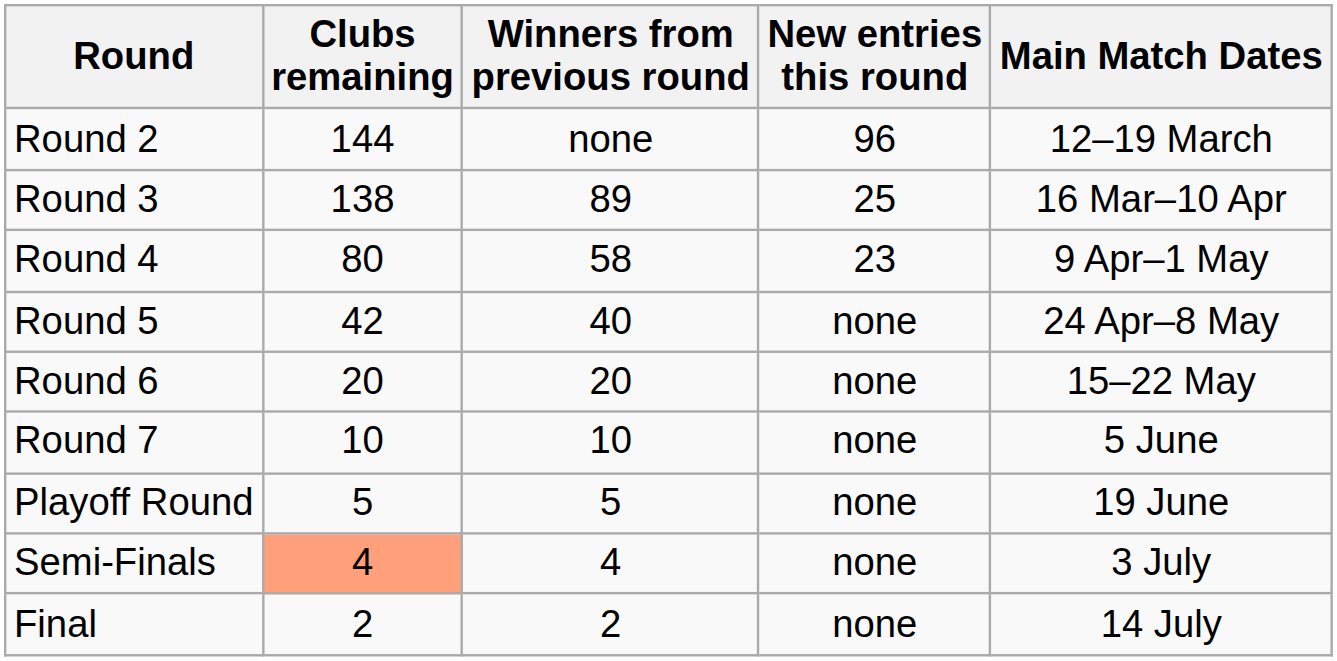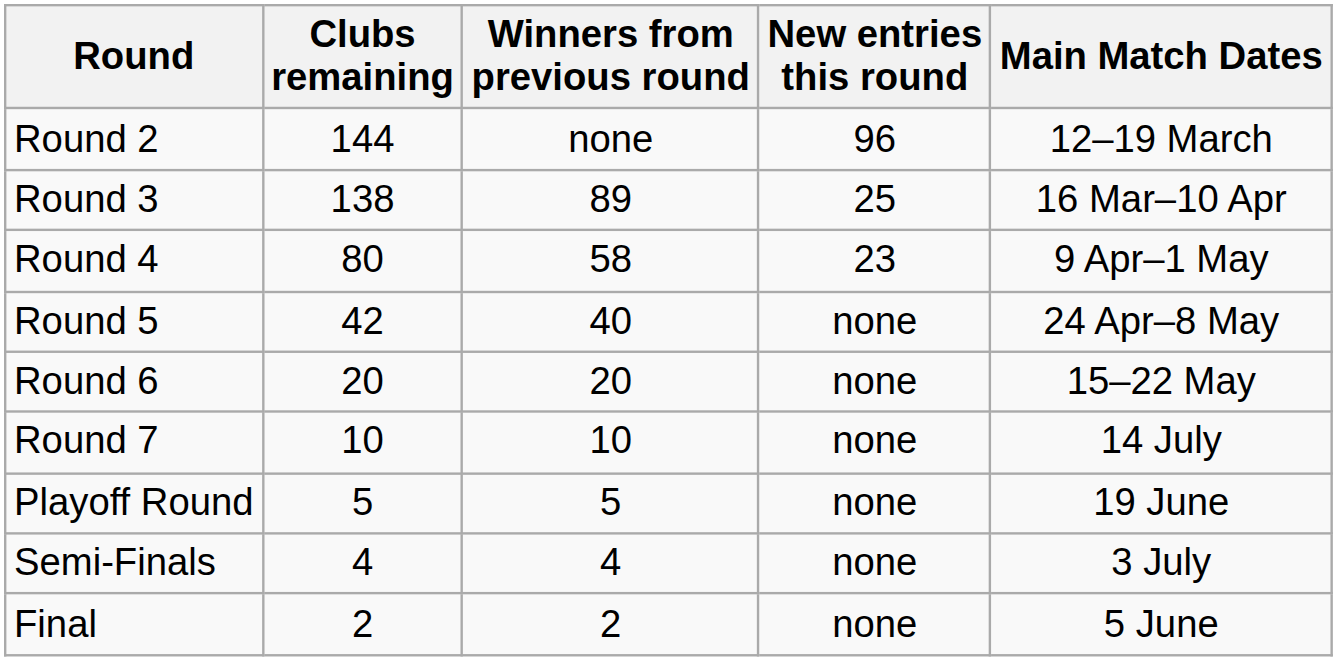(1161, 441) 5 June -> (1161, 441) 14 July
(363, 563) lightsalmon background -> (363, 563) no background
(1161, 623) 14 July -> (1161, 623) 5 June
